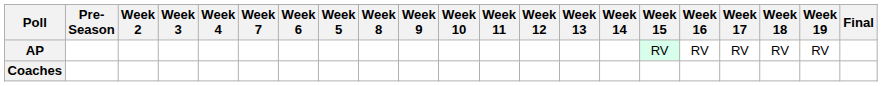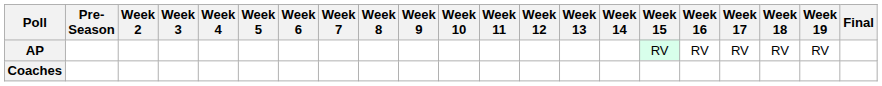columns swapped: (339, 22) <-> (258, 22)
